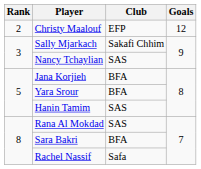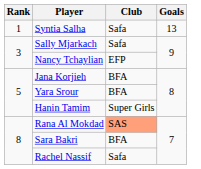+ row: (60, 28)
- row: (68, 28)
(136, 44) Sakafi Chhim -> (117, 44) Safa
(118, 60) SAS -> (117, 60) EFP
(118, 108) SAS -> (131, 108) Super Girls
(118, 124) no background -> (118, 124) lightsalmon background
